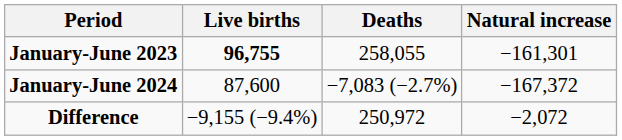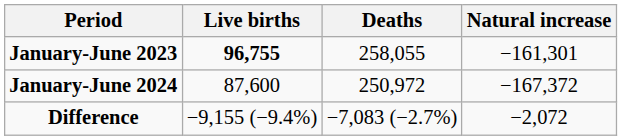(392, 85) −7,083 (−2.7%) -> (392, 85) 250,972
(392, 118) 250,972 -> (392, 118) −7,083 (−2.7%)
